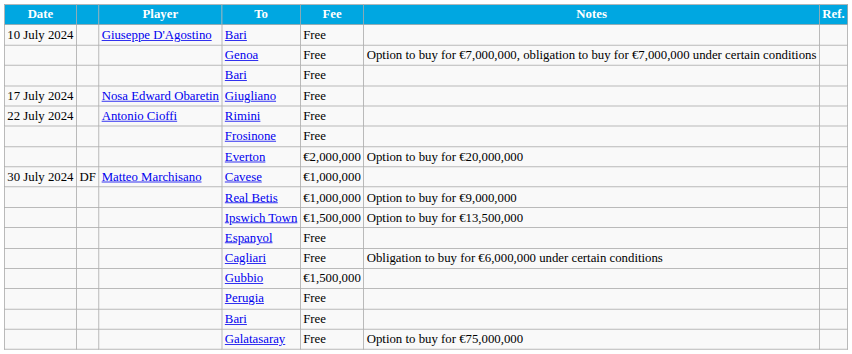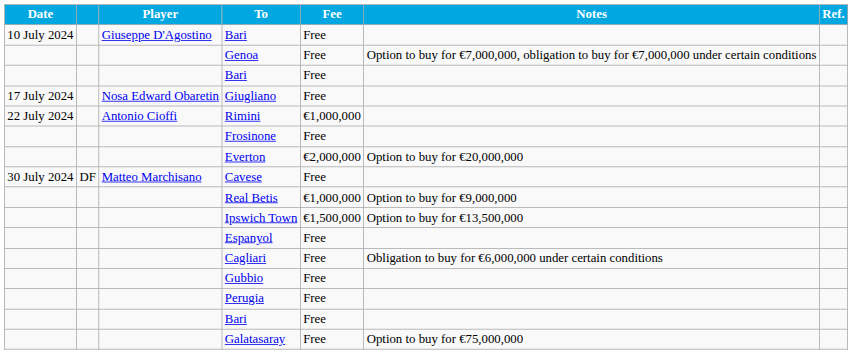(315, 116) Free -> (332, 116) €1,000,000
(332, 177) €1,000,000 -> (315, 177) Free
(332, 278) €1,500,000 -> (315, 278) Free
